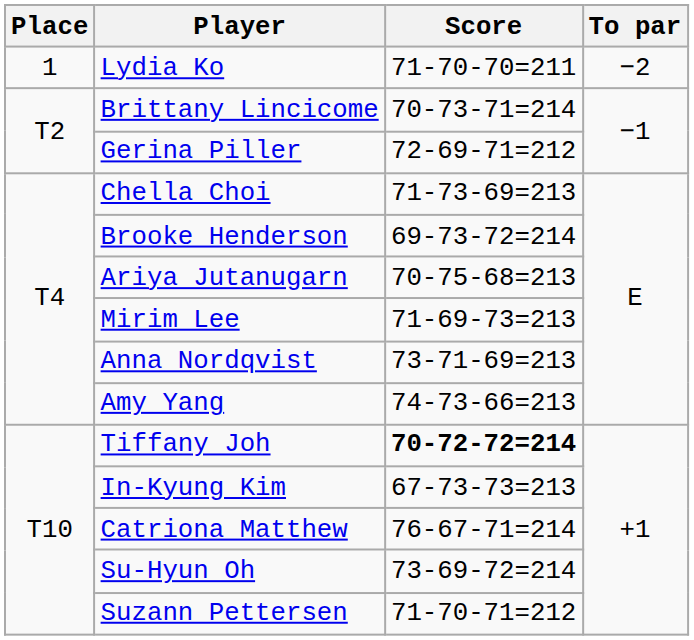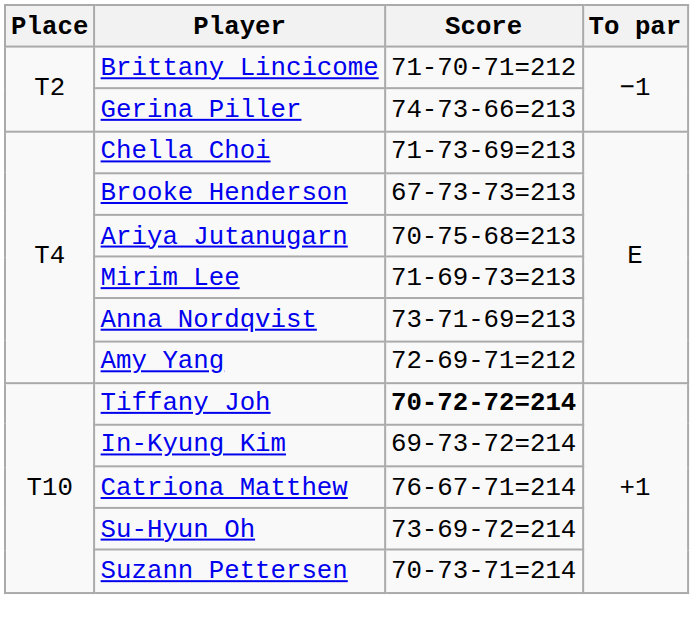- row: (162, 68)
(484, 110) 70-73-71=214 -> (484, 68) 71-70-71=212
(484, 152) 72-69-71=212 -> (484, 110) 74-73-66=213
(484, 236) 69-73-72=214 -> (484, 194) 67-73-73=213
(484, 404) 74-73-66=213 -> (484, 362) 72-69-71=212
(484, 487) 67-73-73=213 -> (484, 445) 69-73-72=214
(484, 613) 71-70-71=212 -> (484, 571) 70-73-71=214
